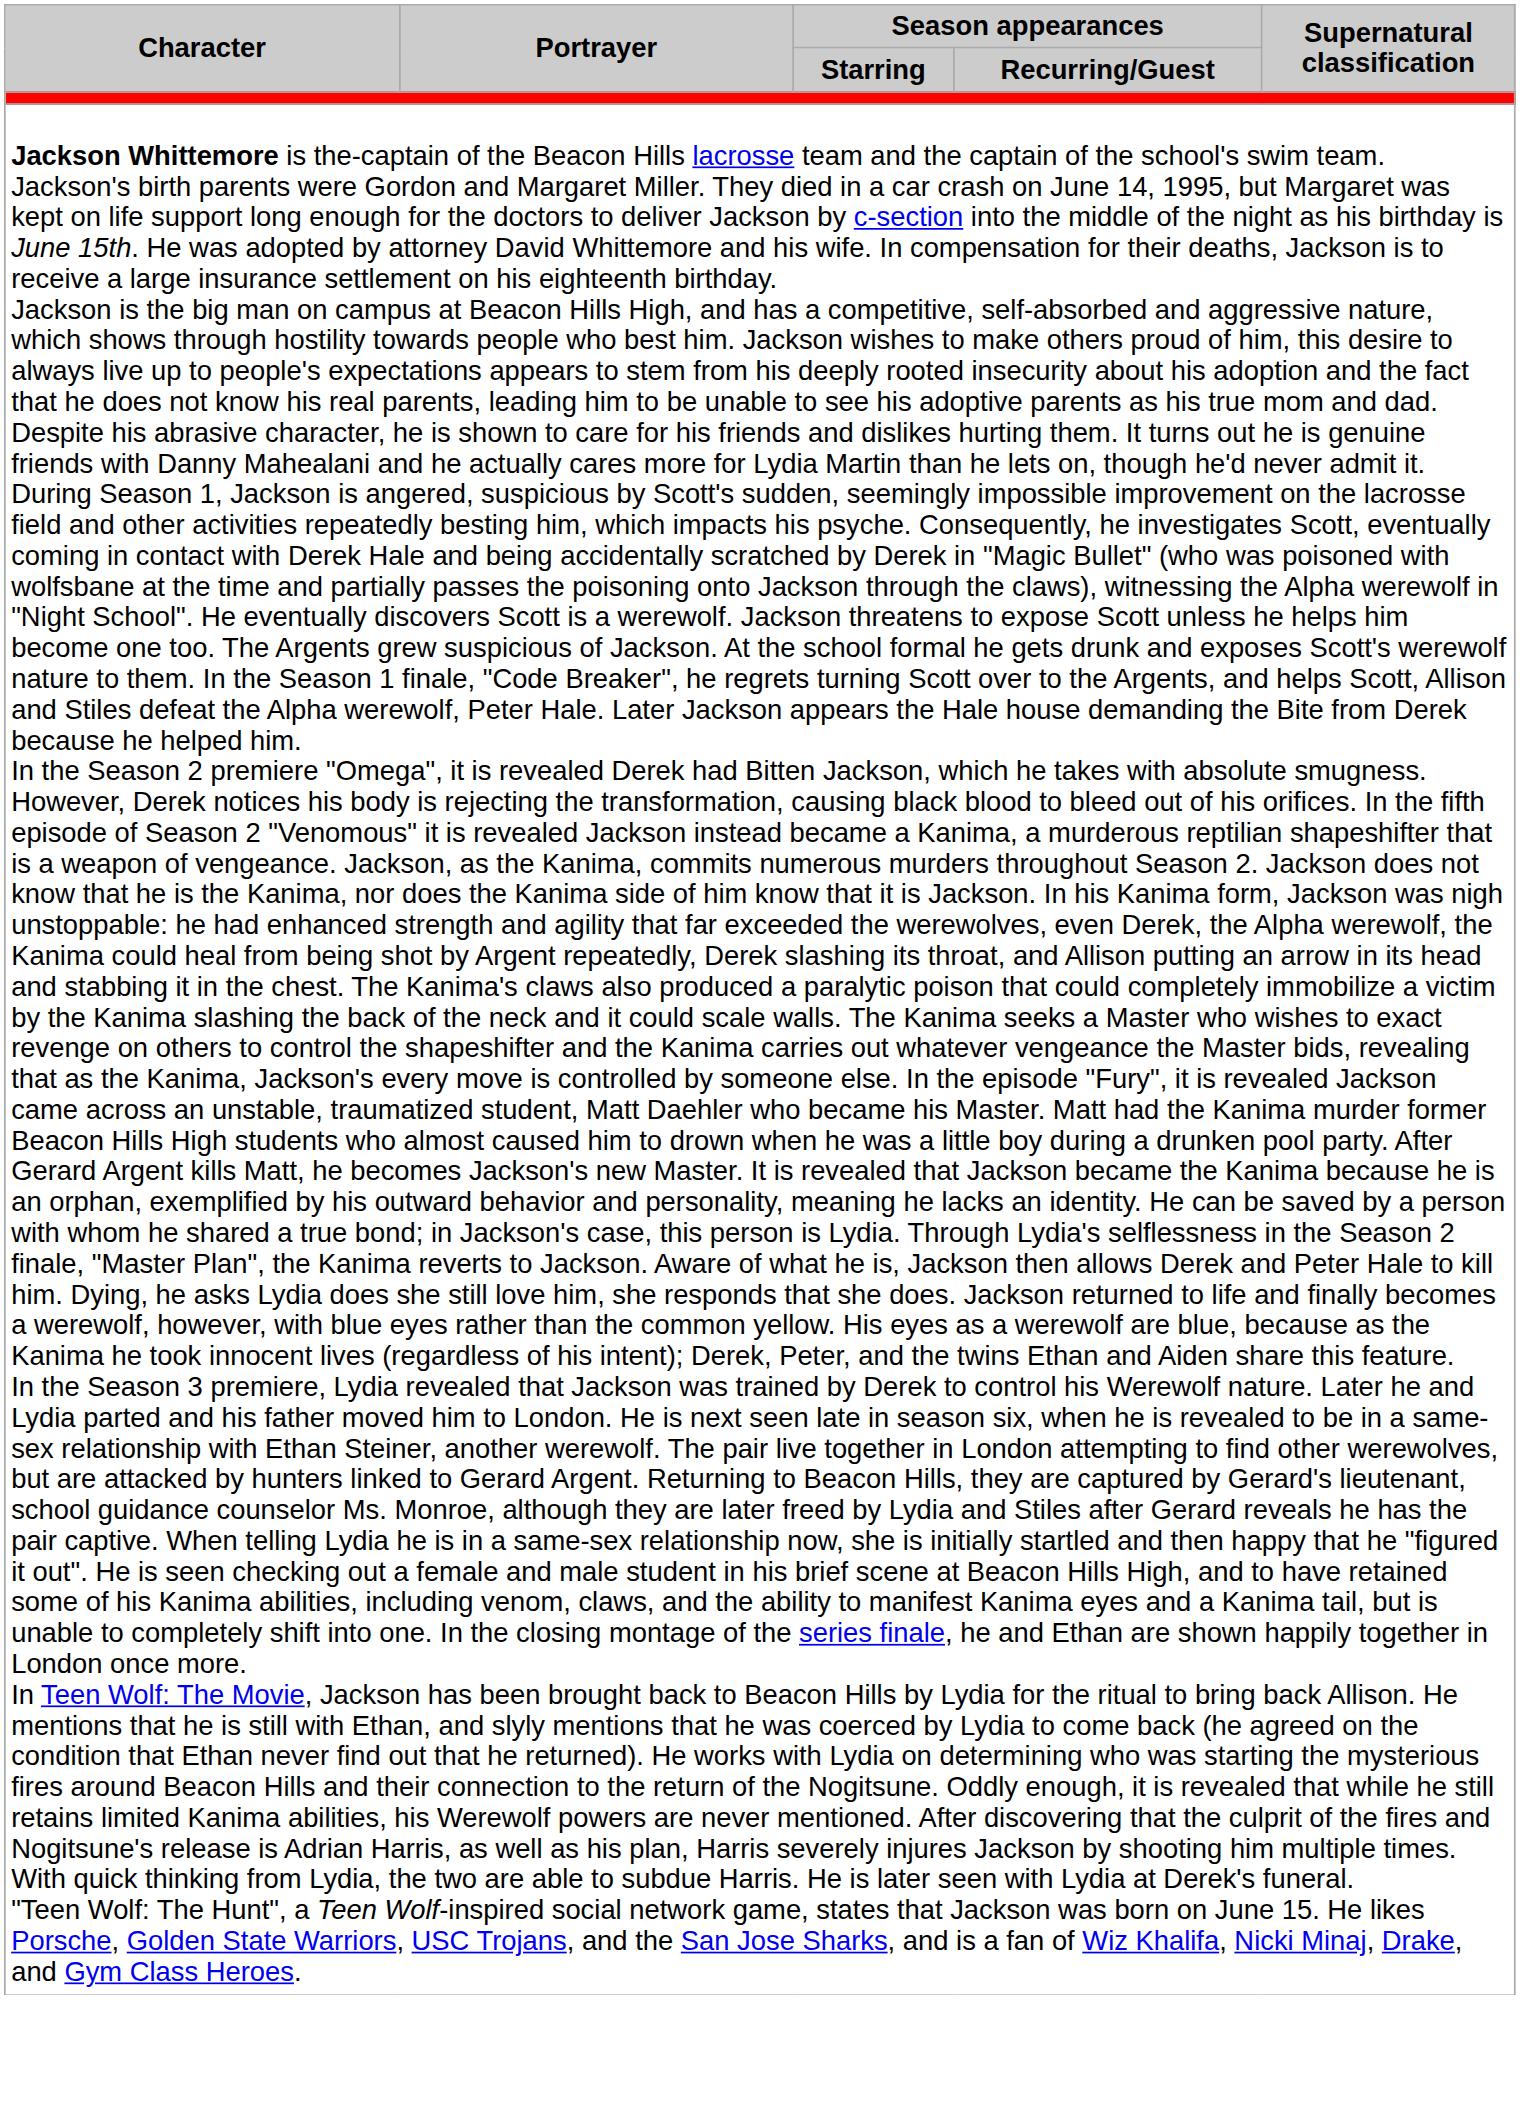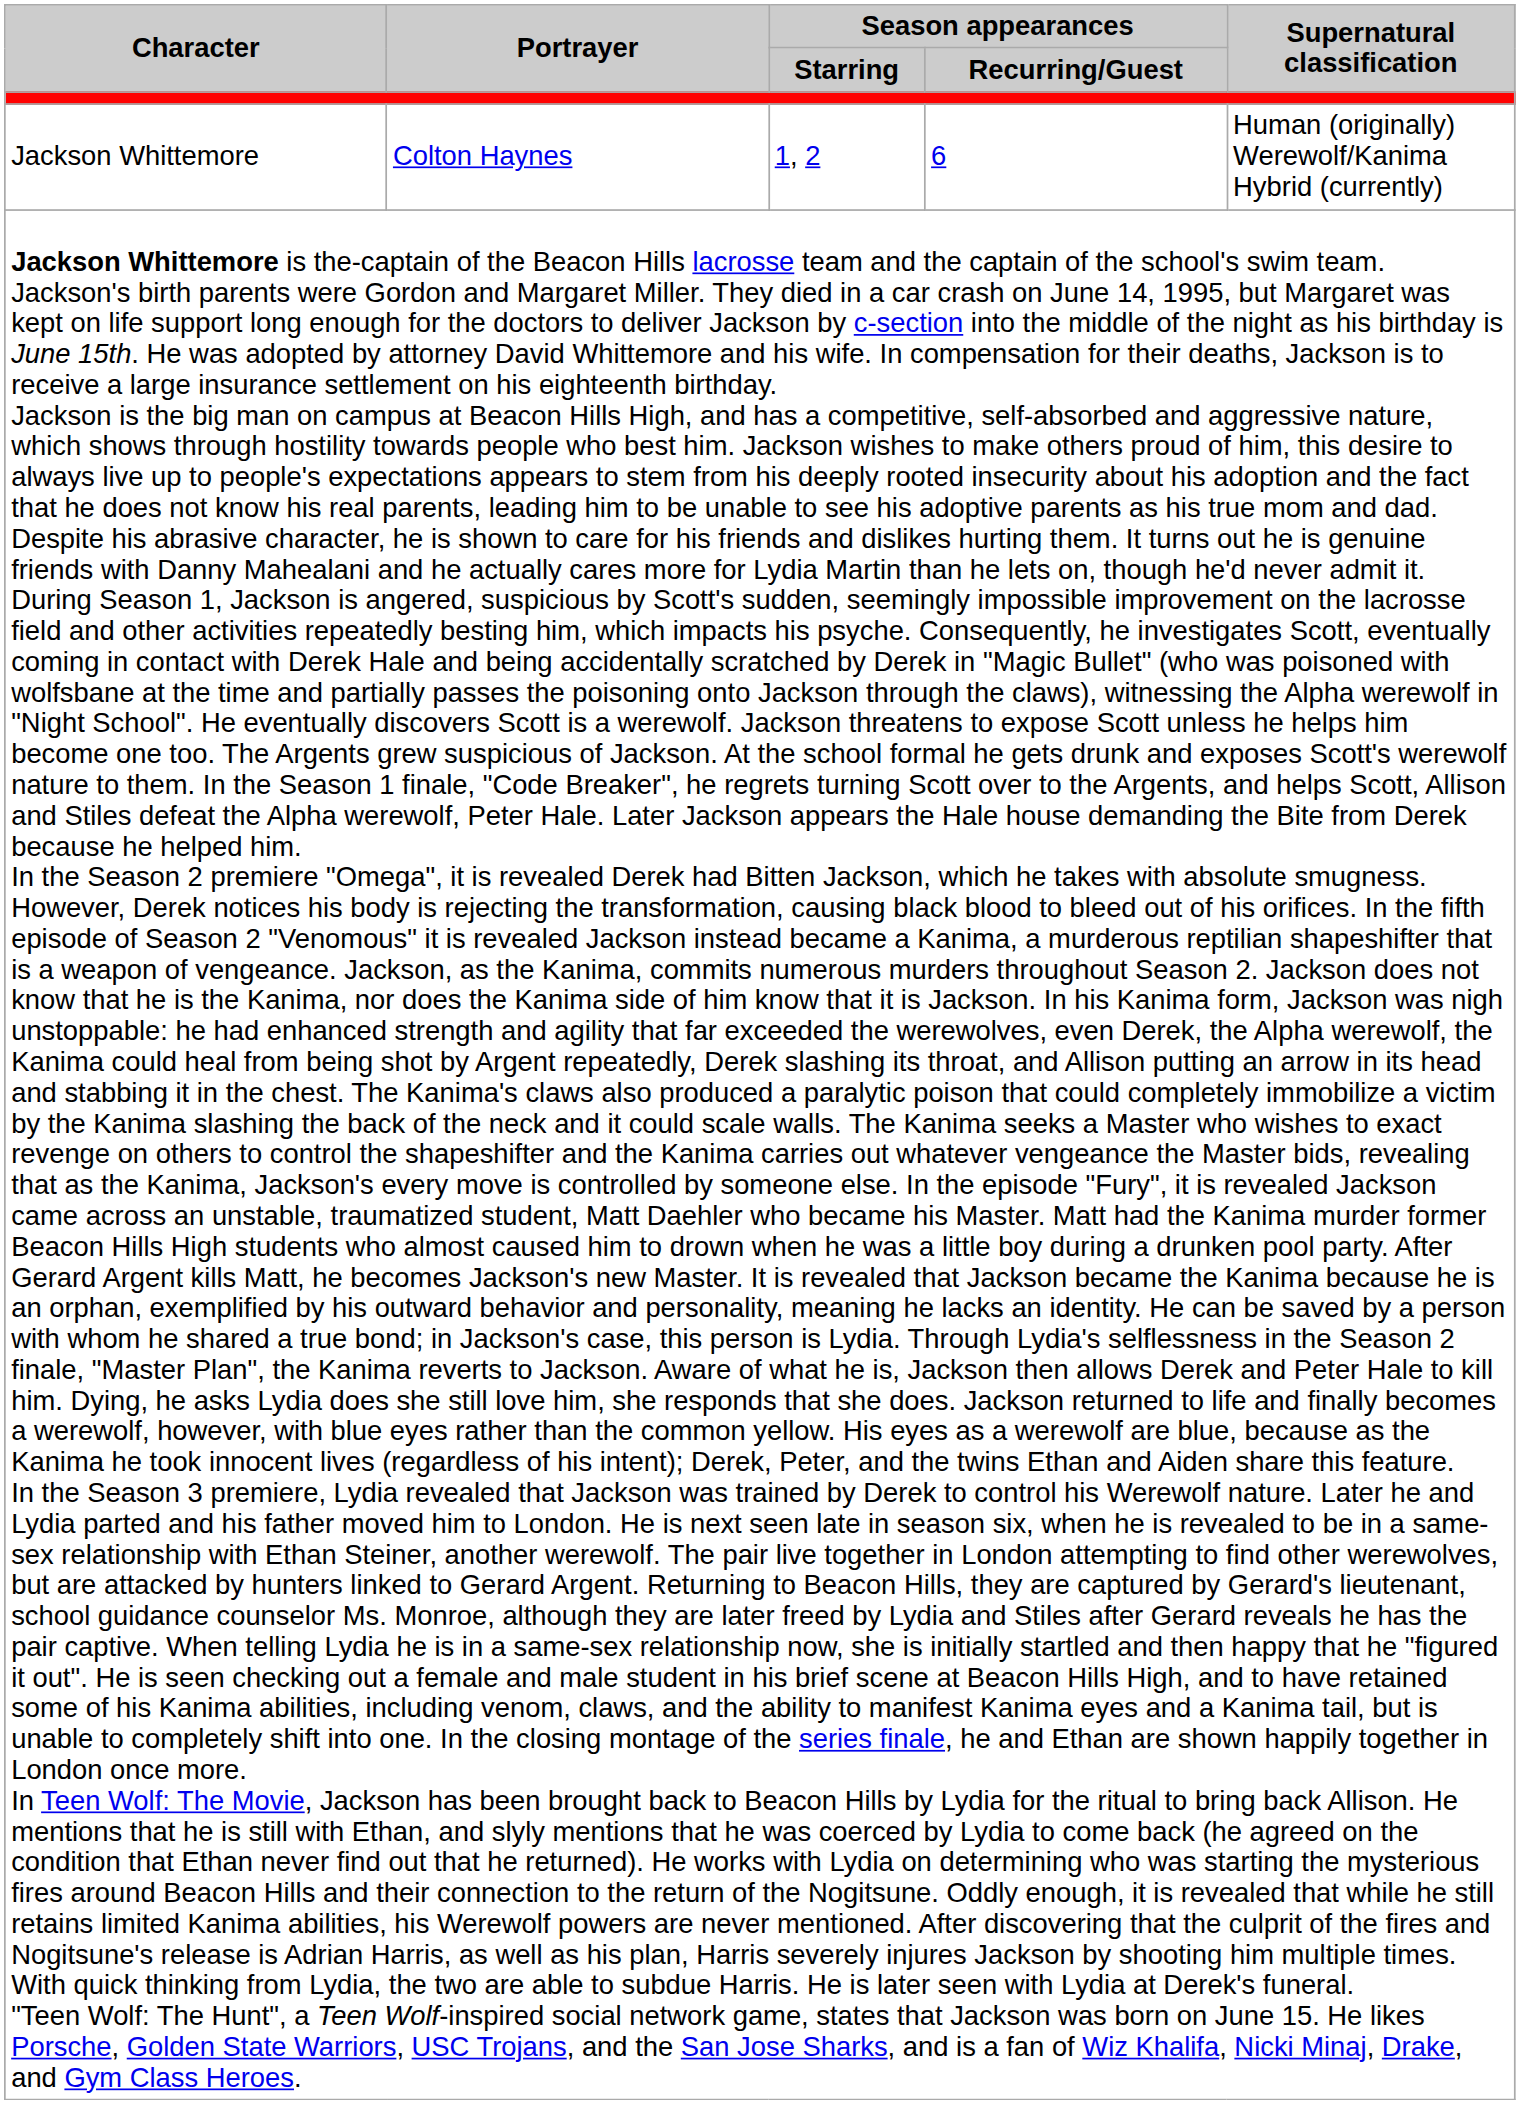+ row: (135, 156)
